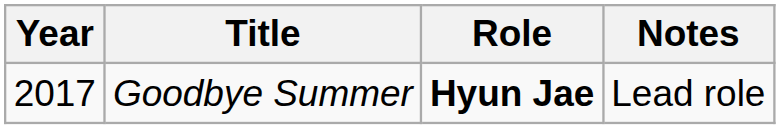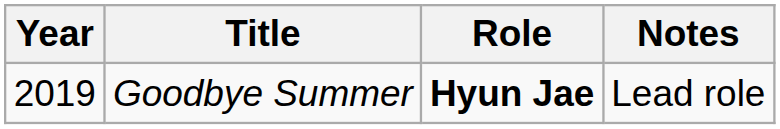(55, 92) 2017 -> (55, 92) 2019
